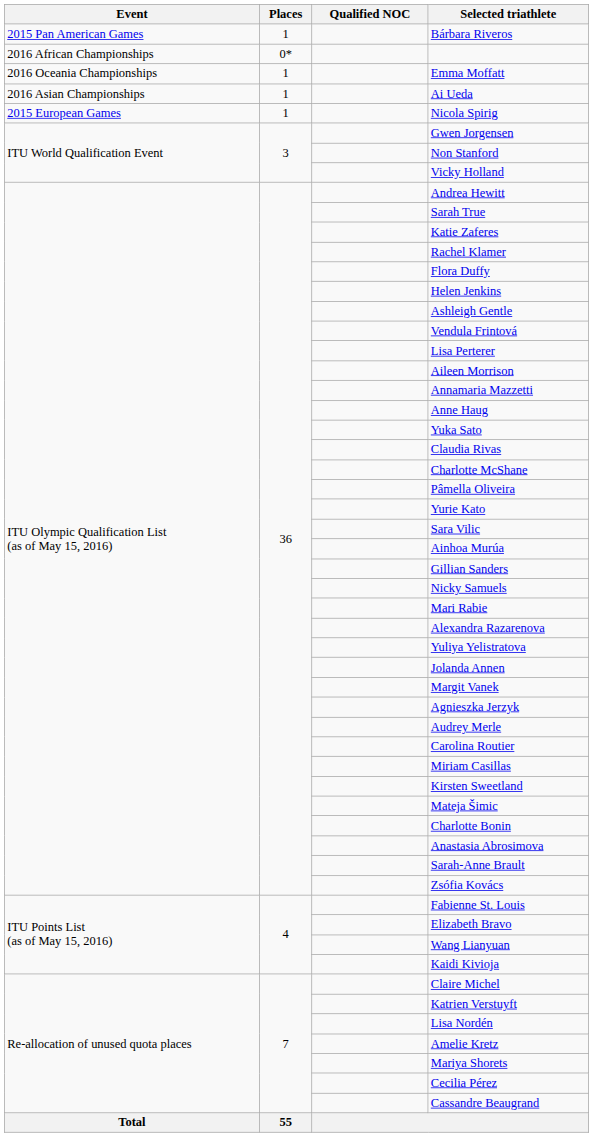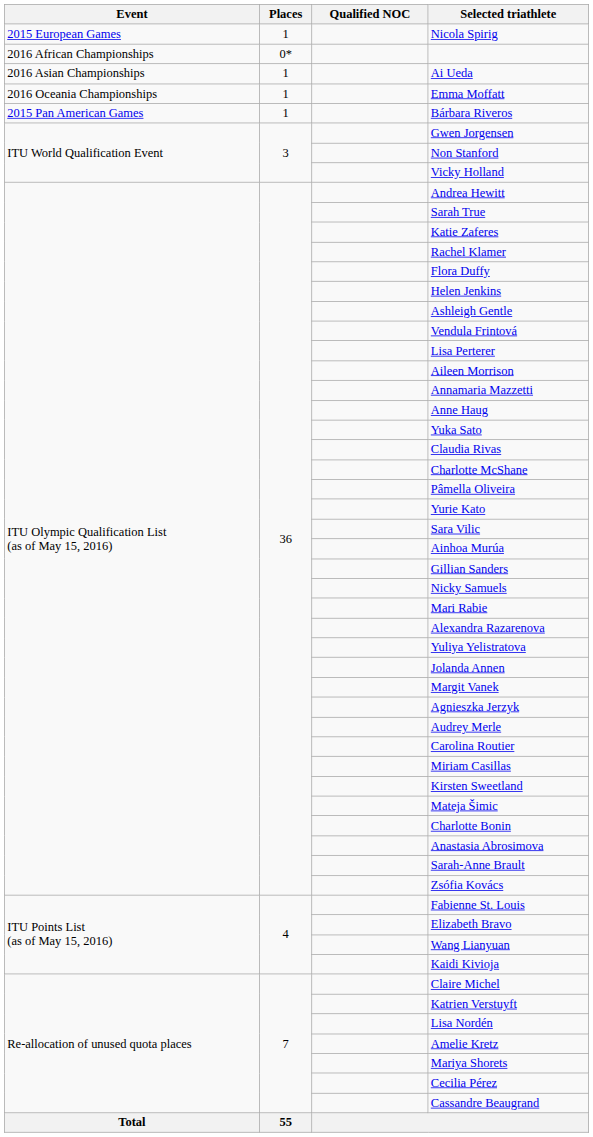rows swapped: (64, 113) <-> (75, 34)
rows swapped: (76, 93) <-> (82, 73)
